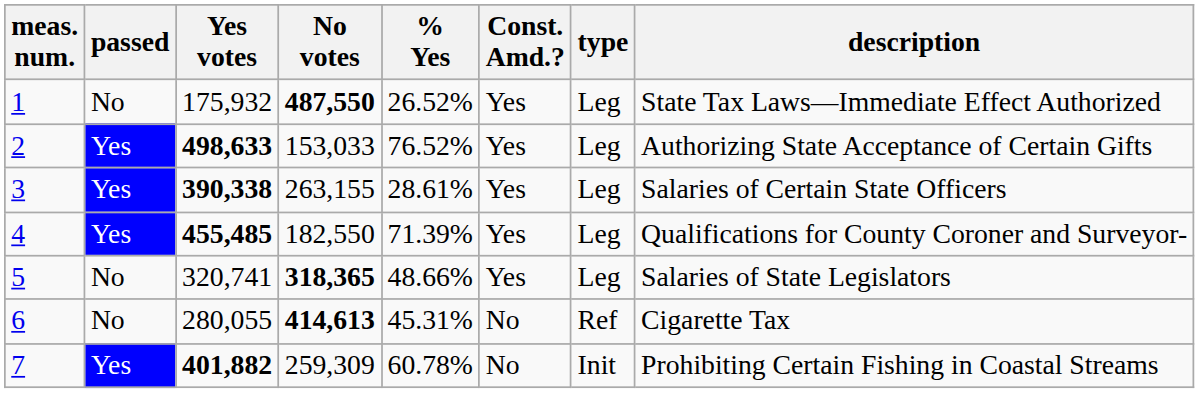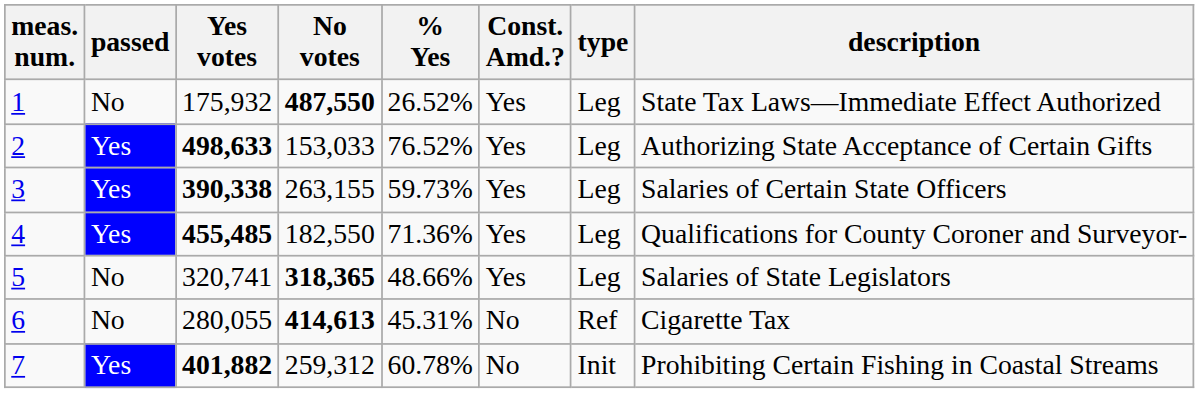(430, 189) 28.61% -> (430, 189) 59.73%
(430, 233) 71.39% -> (430, 233) 71.36%
(330, 364) 259,309 -> (330, 364) 259,312
